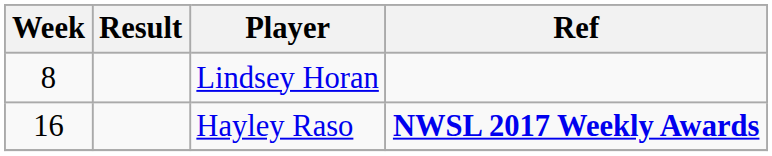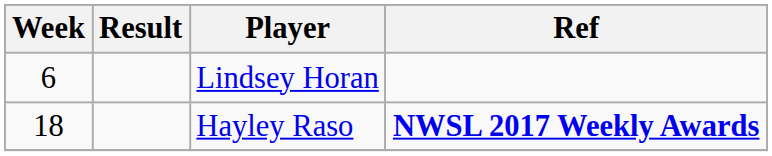(48, 77) 8 -> (48, 77) 6
(48, 125) 16 -> (48, 125) 18
